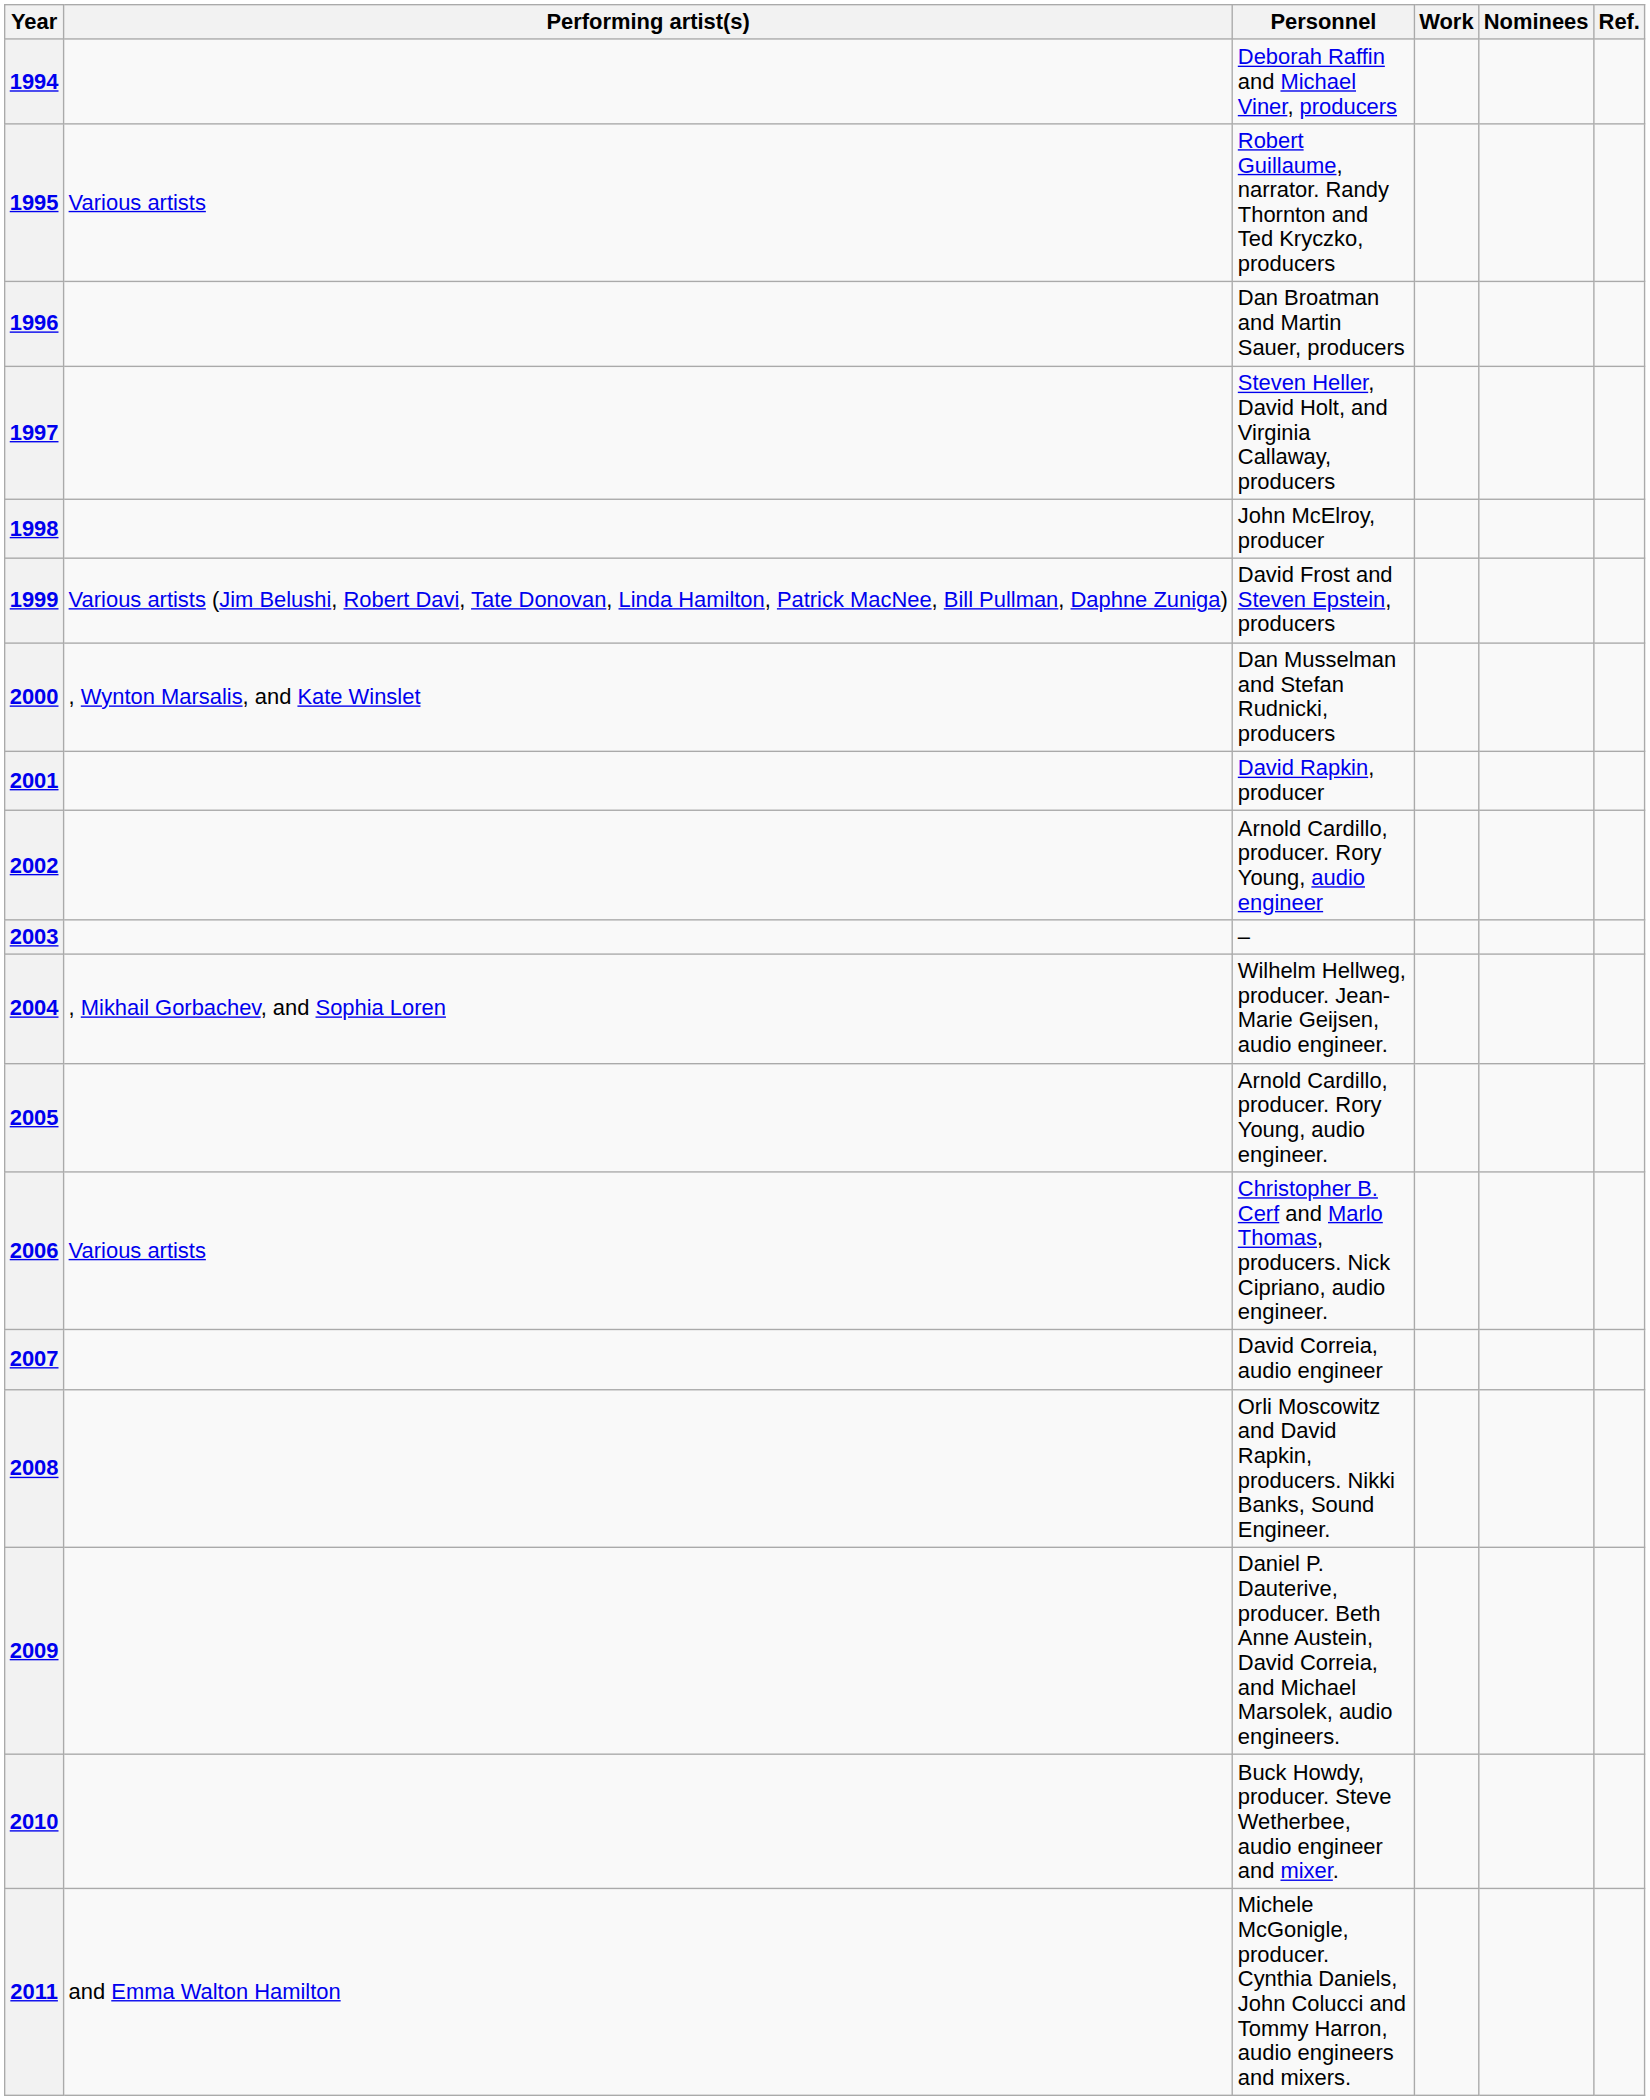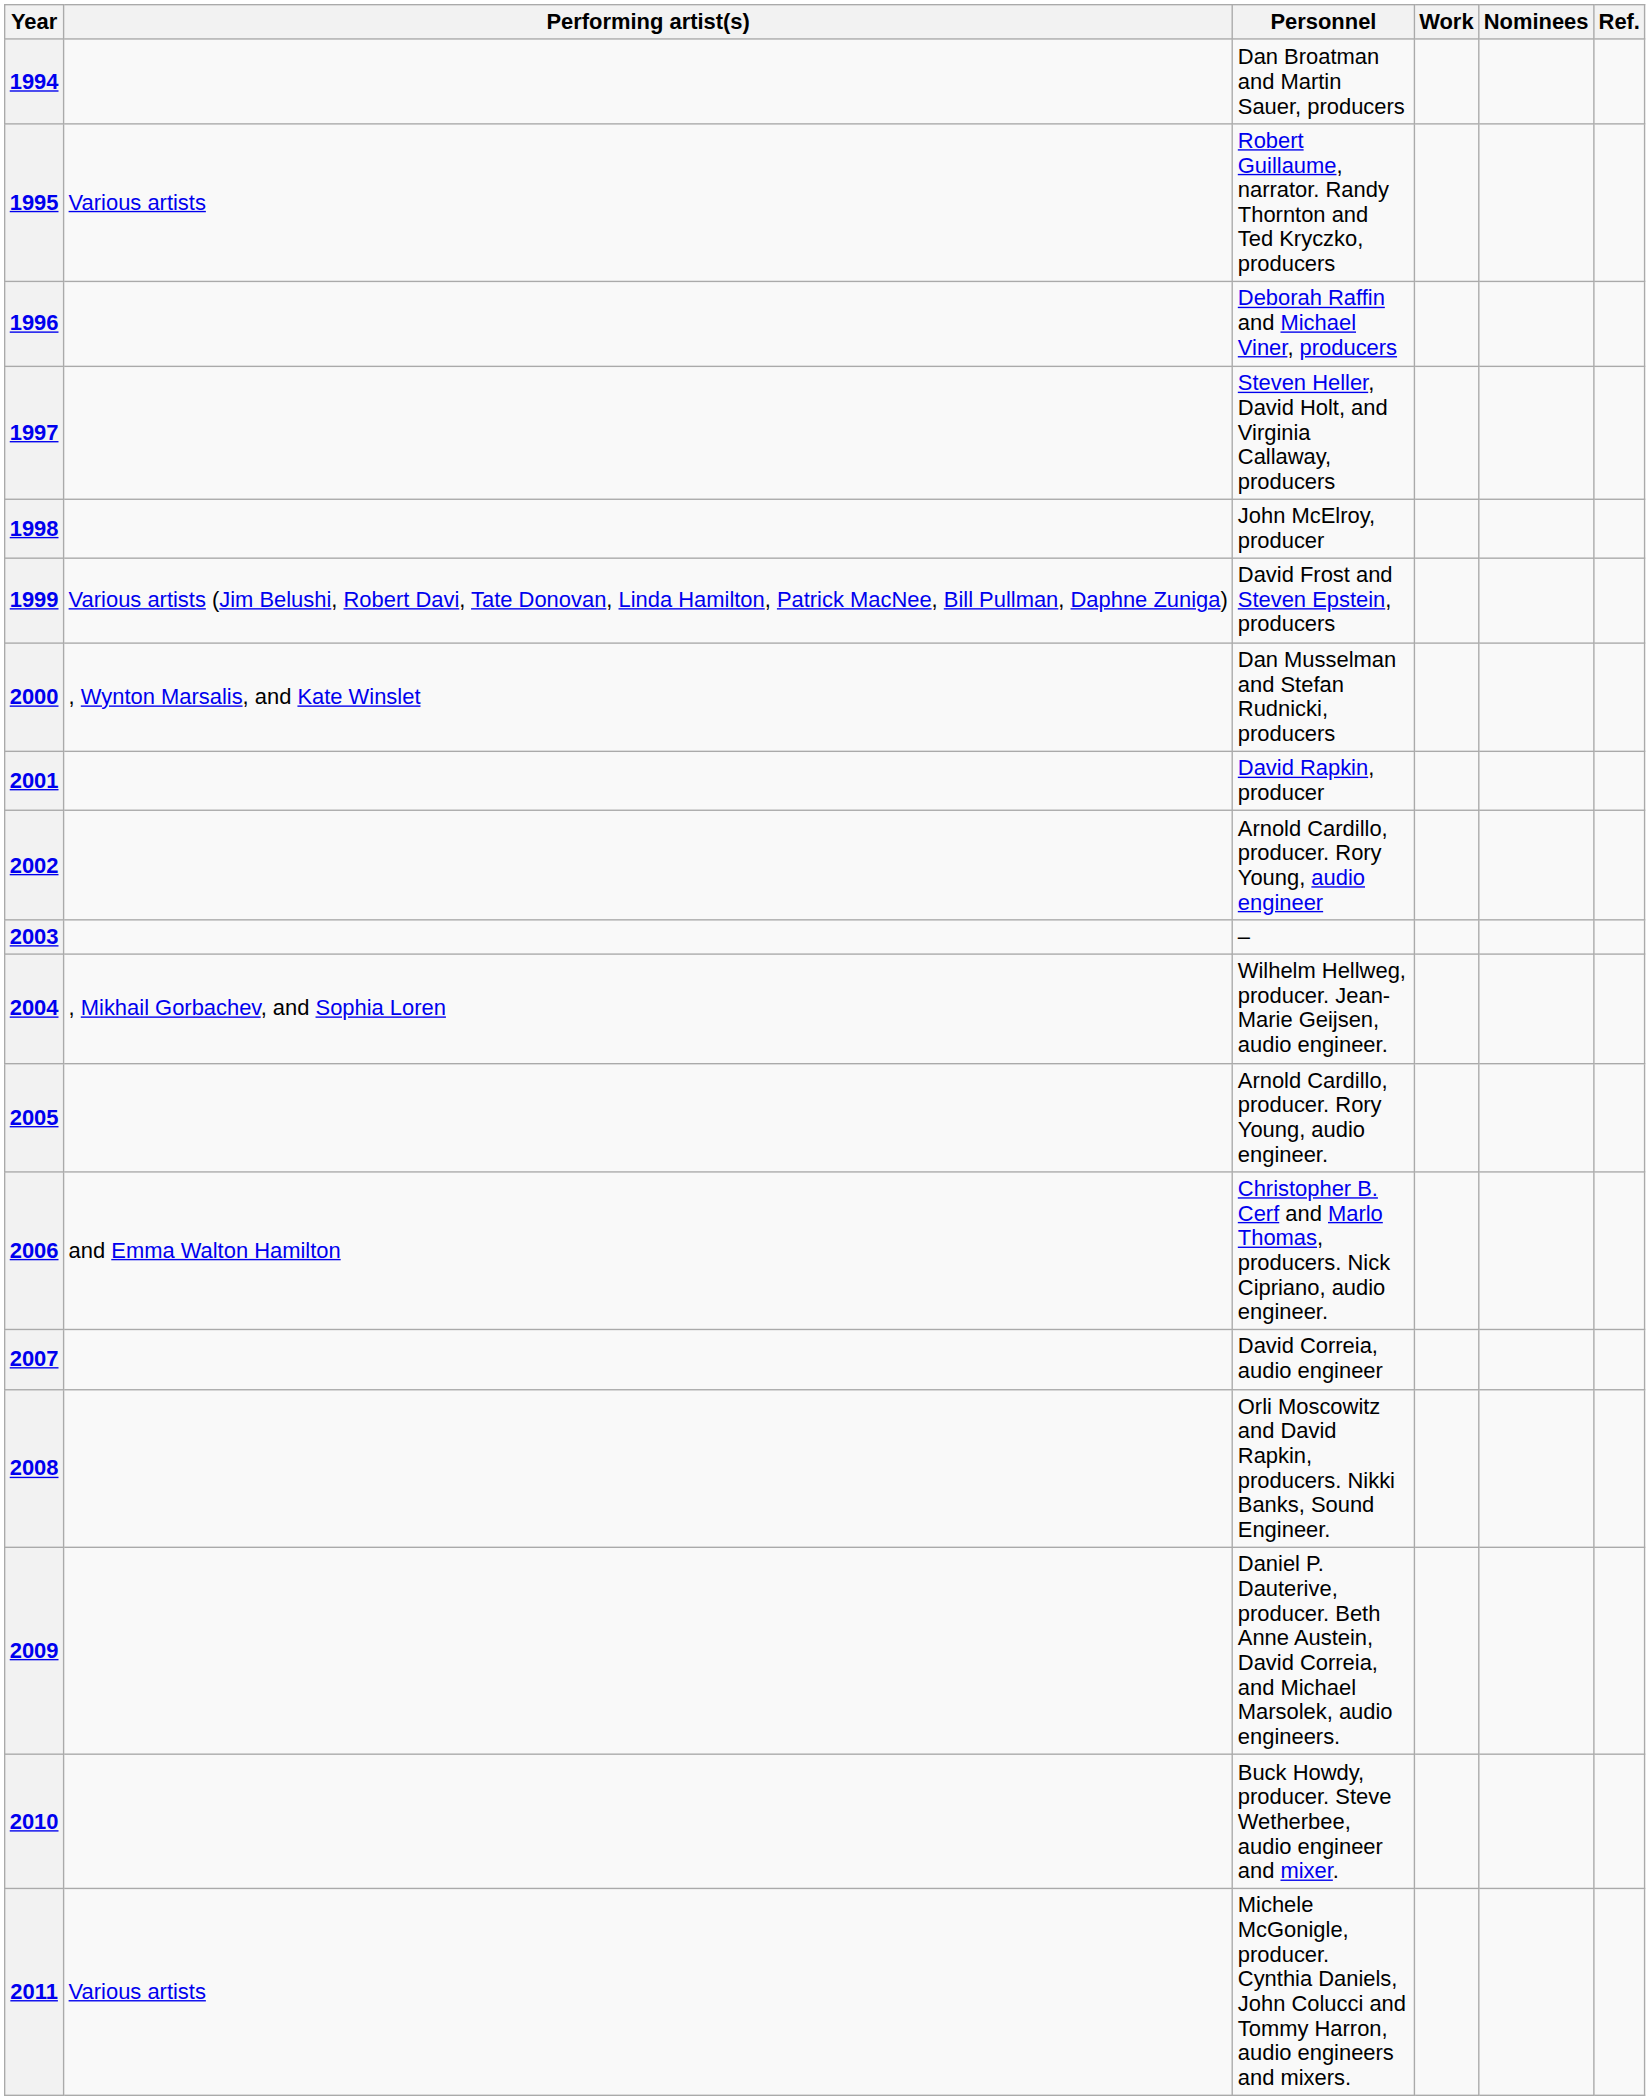(1317, 81) Deborah Raffin and Michael Viner, producers -> (1321, 81) Dan Broatman and Martin Sauer, producers
(1321, 323) Dan Broatman and Martin Sauer, producers -> (1317, 323) Deborah Raffin and Michael Viner, producers
(137, 1250) Various artists -> (205, 1250) and Emma Walton Hamilton
(205, 1991) and Emma Walton Hamilton -> (137, 1991) Various artists
